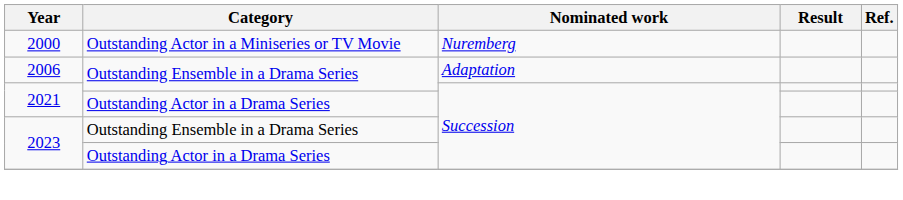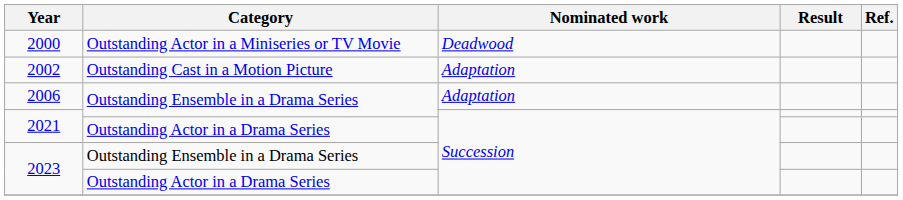(479, 43) Nuremberg -> (478, 43) Deadwood
+ row: (44, 69)
